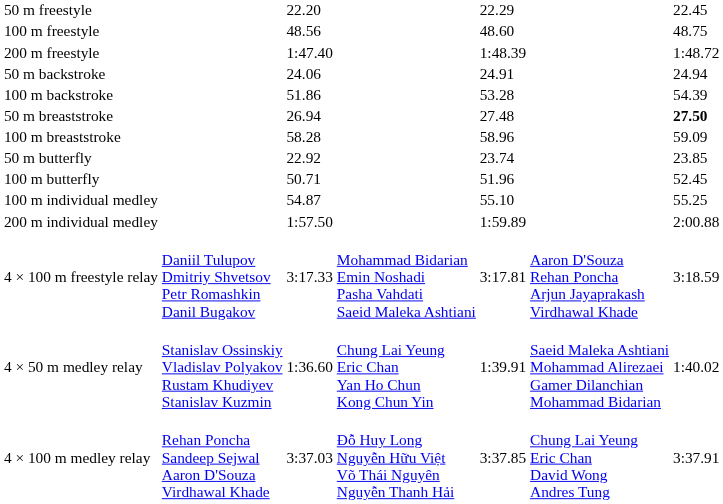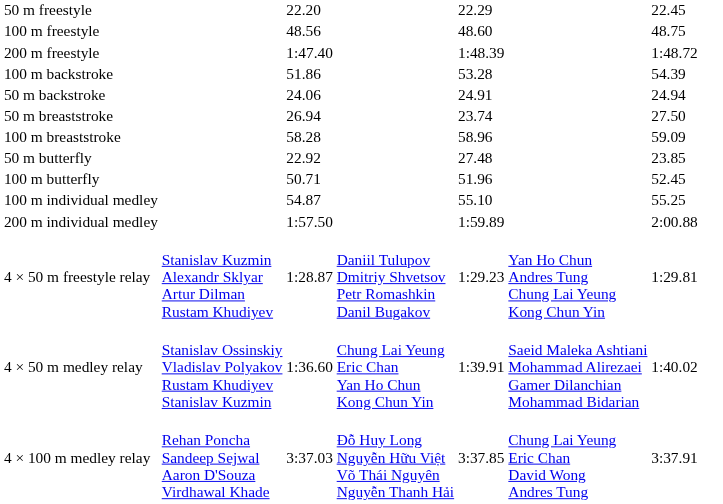rows swapped: (55, 73) <-> (58, 95)
(497, 116) 27.48 -> (475, 116) 23.74
(690, 116) bold -> (669, 116) normal
(497, 158) 23.74 -> (475, 158) 27.48
+ row: (77, 277)
- row: (81, 277)
